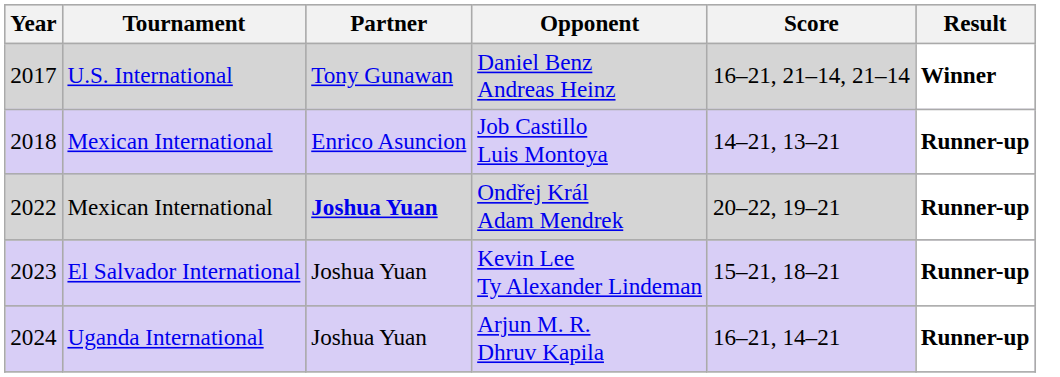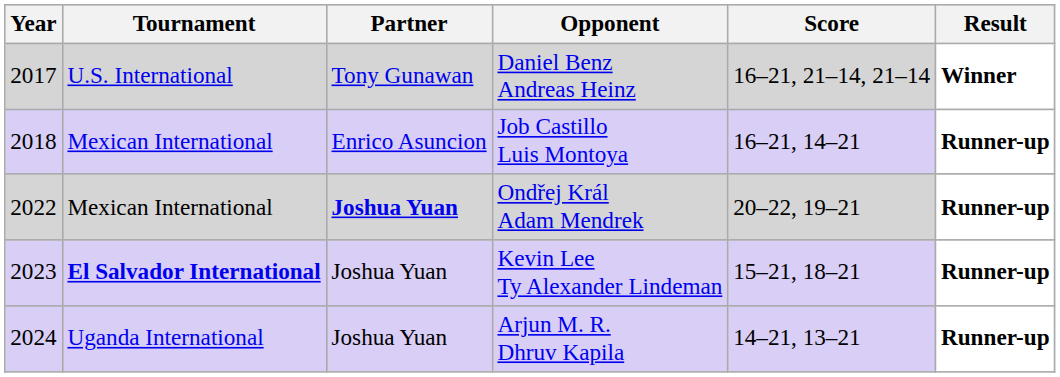(777, 141) 14–21, 13–21 -> (797, 141) 16–21, 14–21
(184, 272) normal -> (194, 272) bold
(777, 338) 16–21, 14–21 -> (797, 338) 14–21, 13–21
